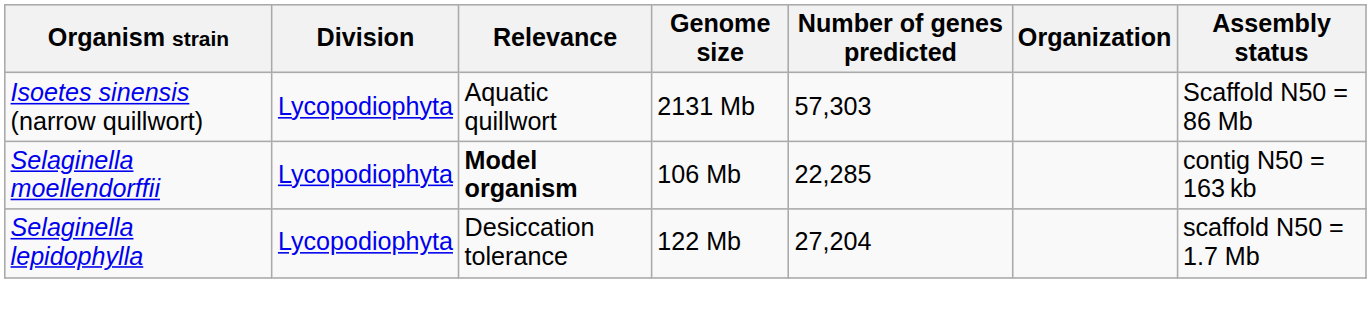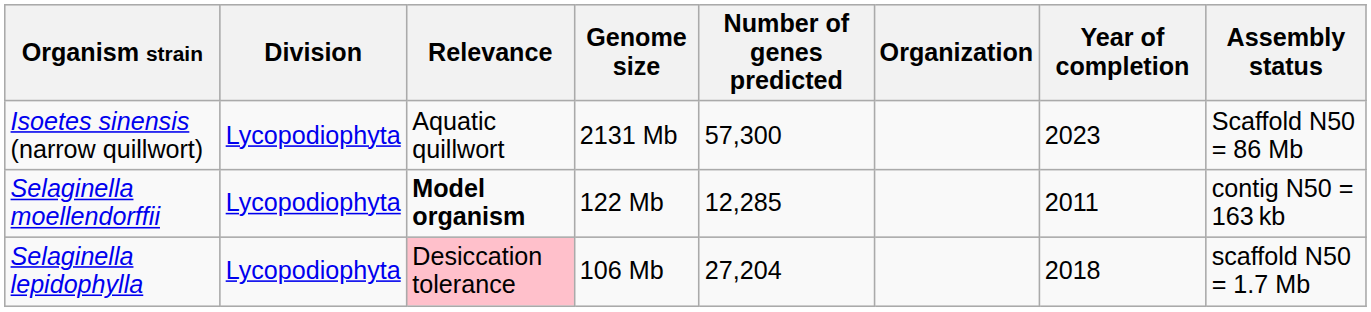+ column: (1122, 52)
(833, 106) 57,303 -> (743, 134) 57,300
(699, 174) 106 Mb -> (622, 203) 122 Mb
(833, 174) 22,285 -> (743, 203) 12,285
(529, 242) no background -> (477, 271) pink background
(699, 242) 122 Mb -> (622, 271) 106 Mb
